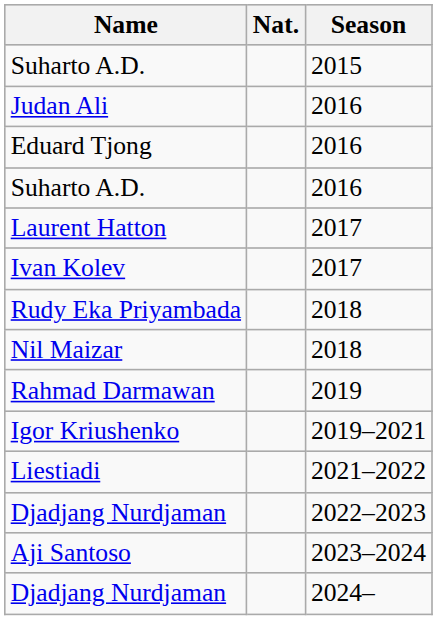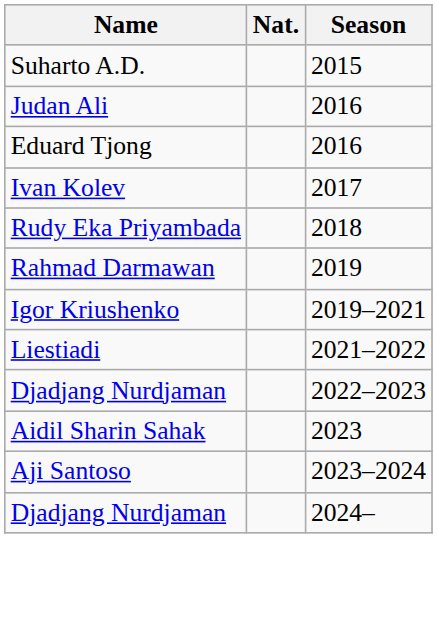- row: (78, 187)
- row: (89, 227)
- row: (67, 349)
+ row: (108, 430)
